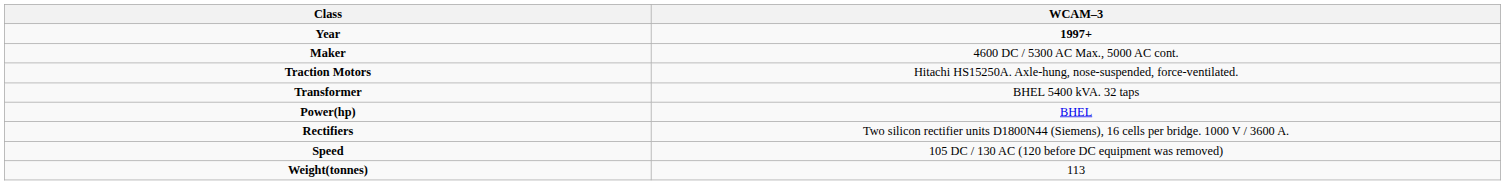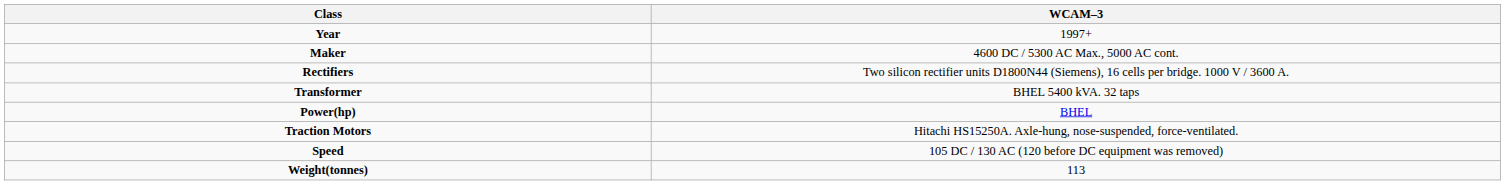(1076, 33) bold -> (1076, 33) normal
rows swapped: (328, 72) <-> (328, 131)
